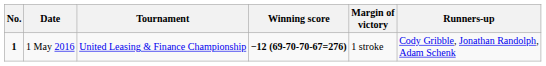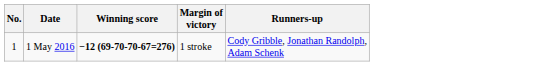- column: (163, 18)
(14, 47) bold -> (14, 47) normal
